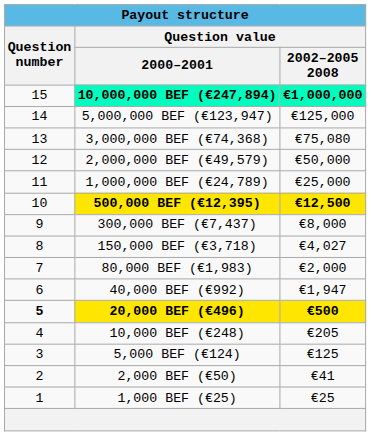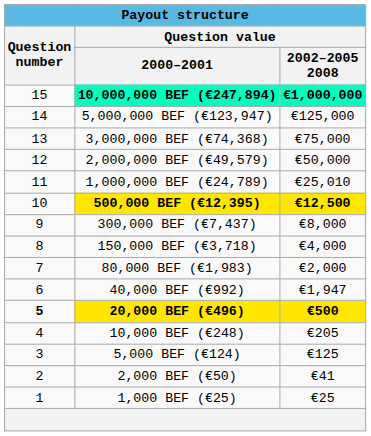(323, 139) €75,080 -> (323, 139) €75,000
(323, 182) €25,000 -> (323, 182) €25,010
(323, 247) €4,027 -> (323, 247) €4,000
